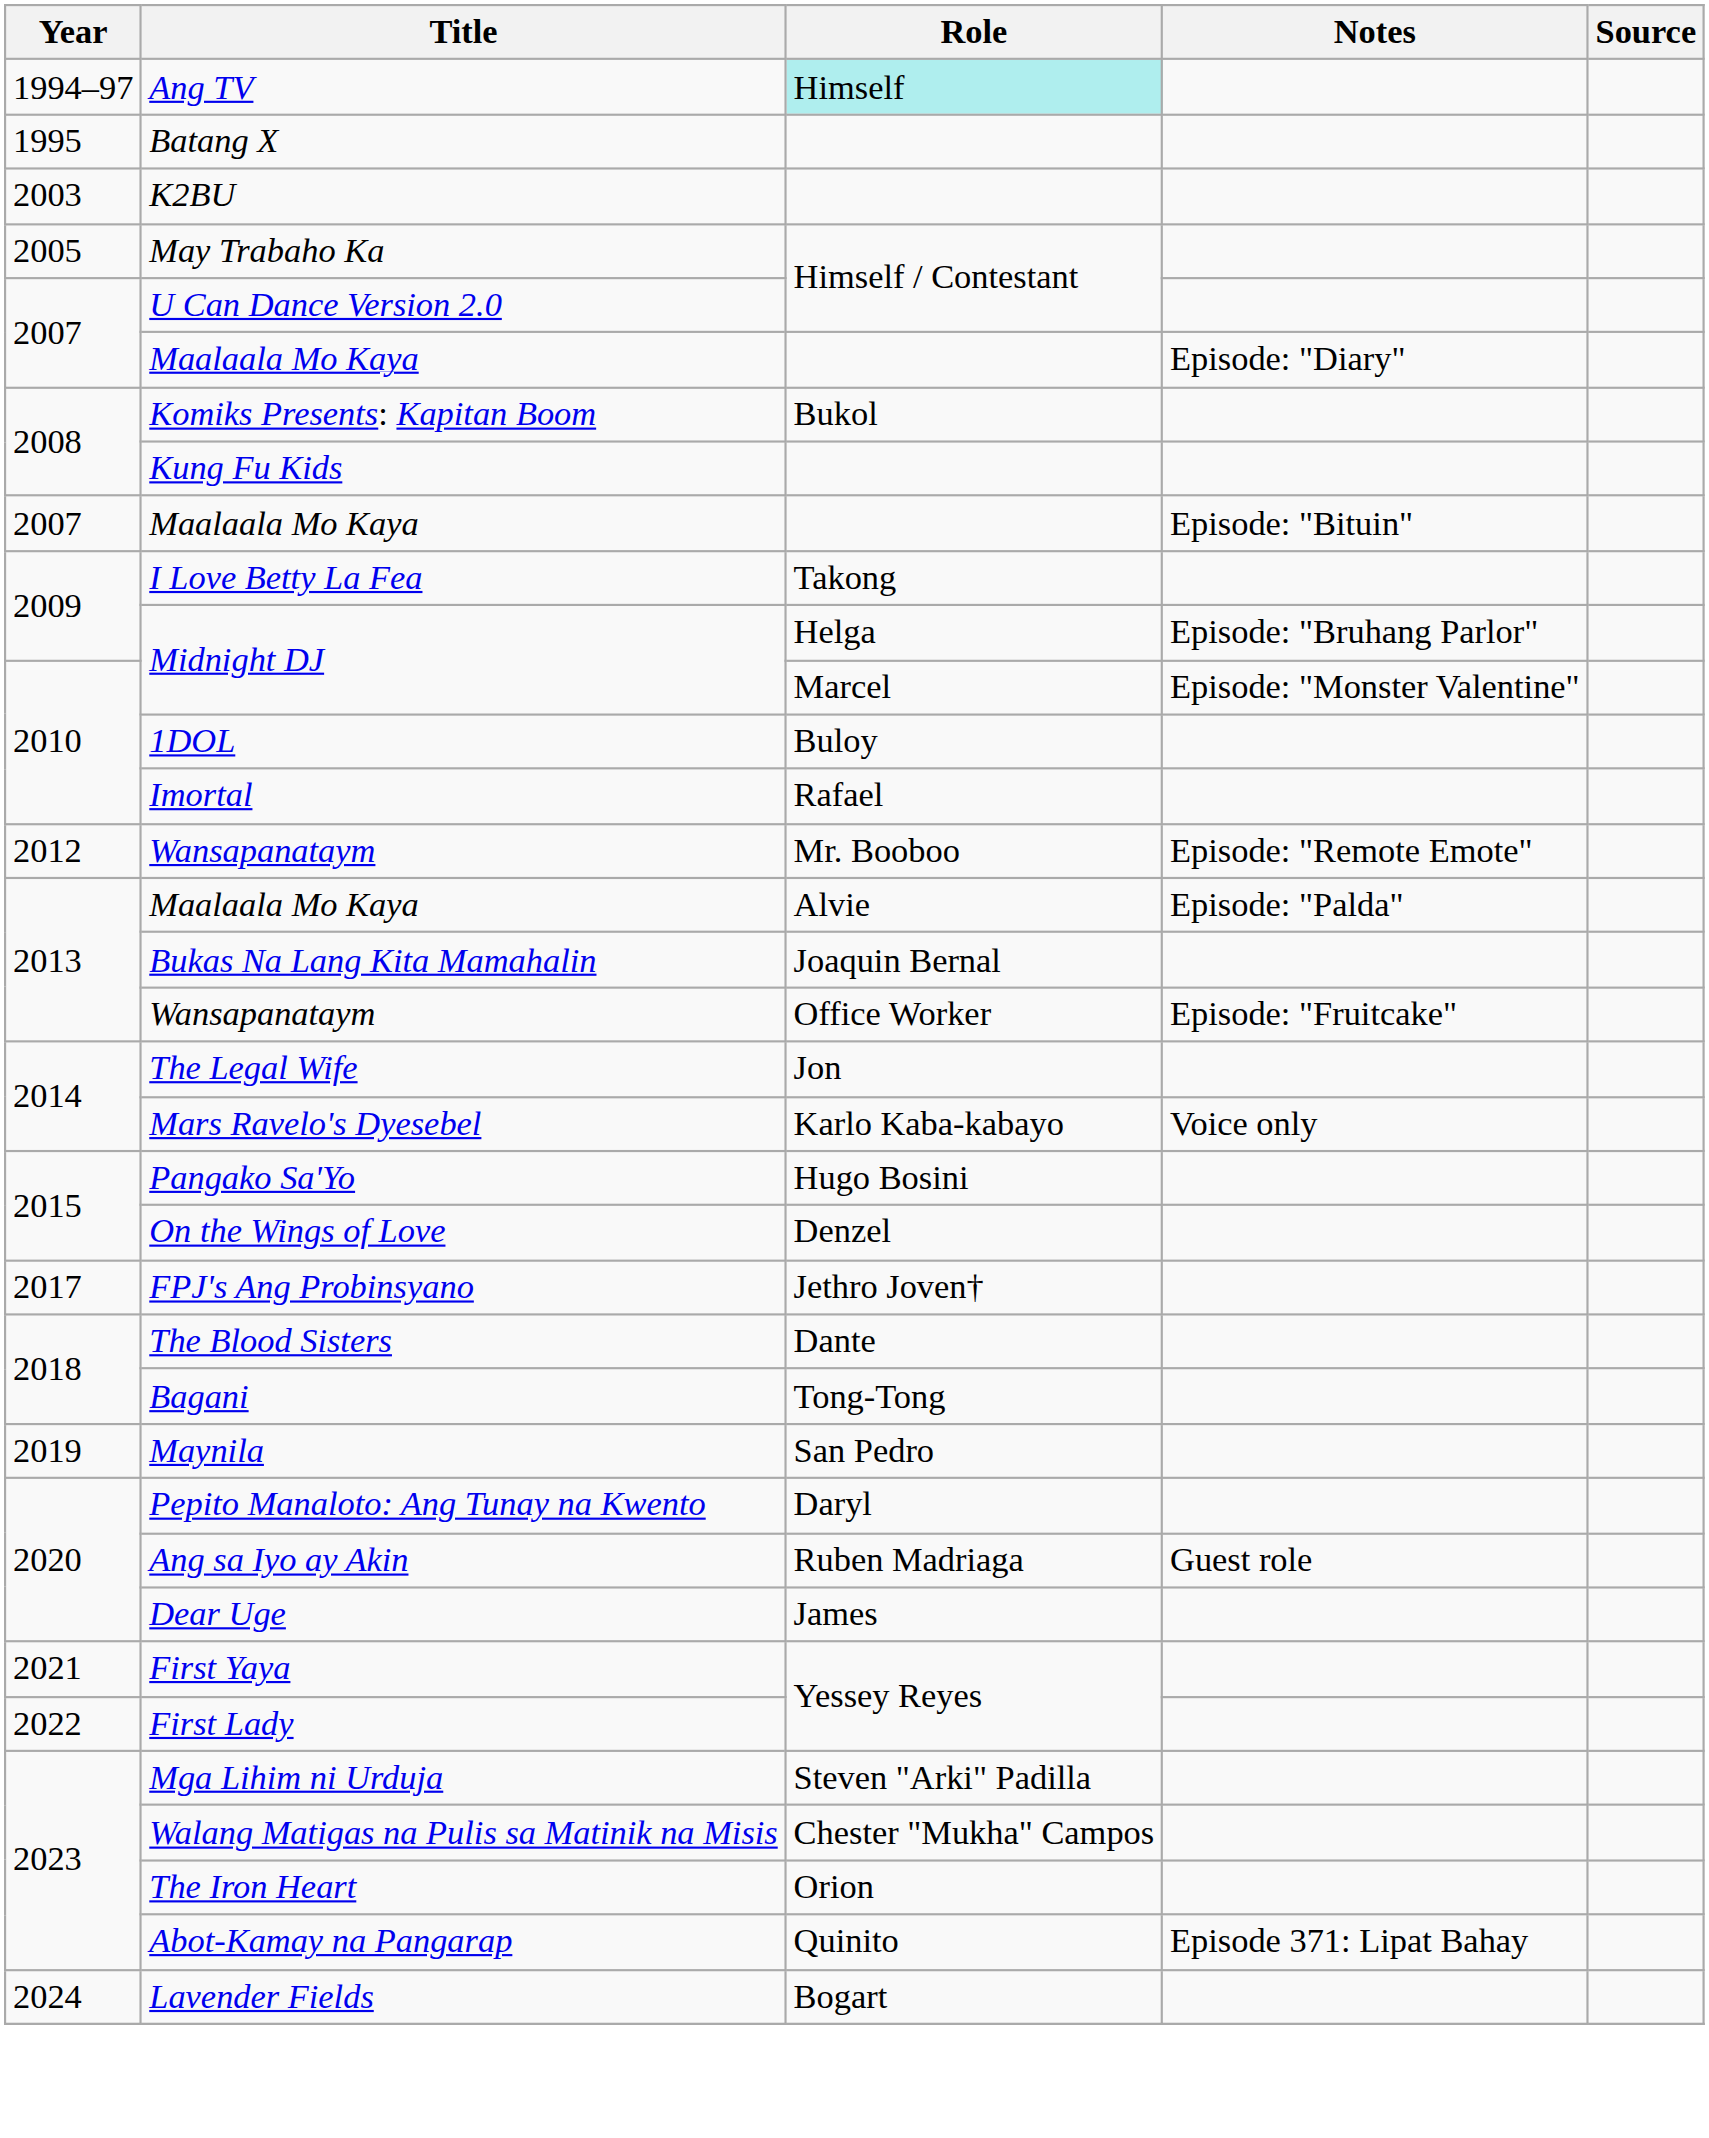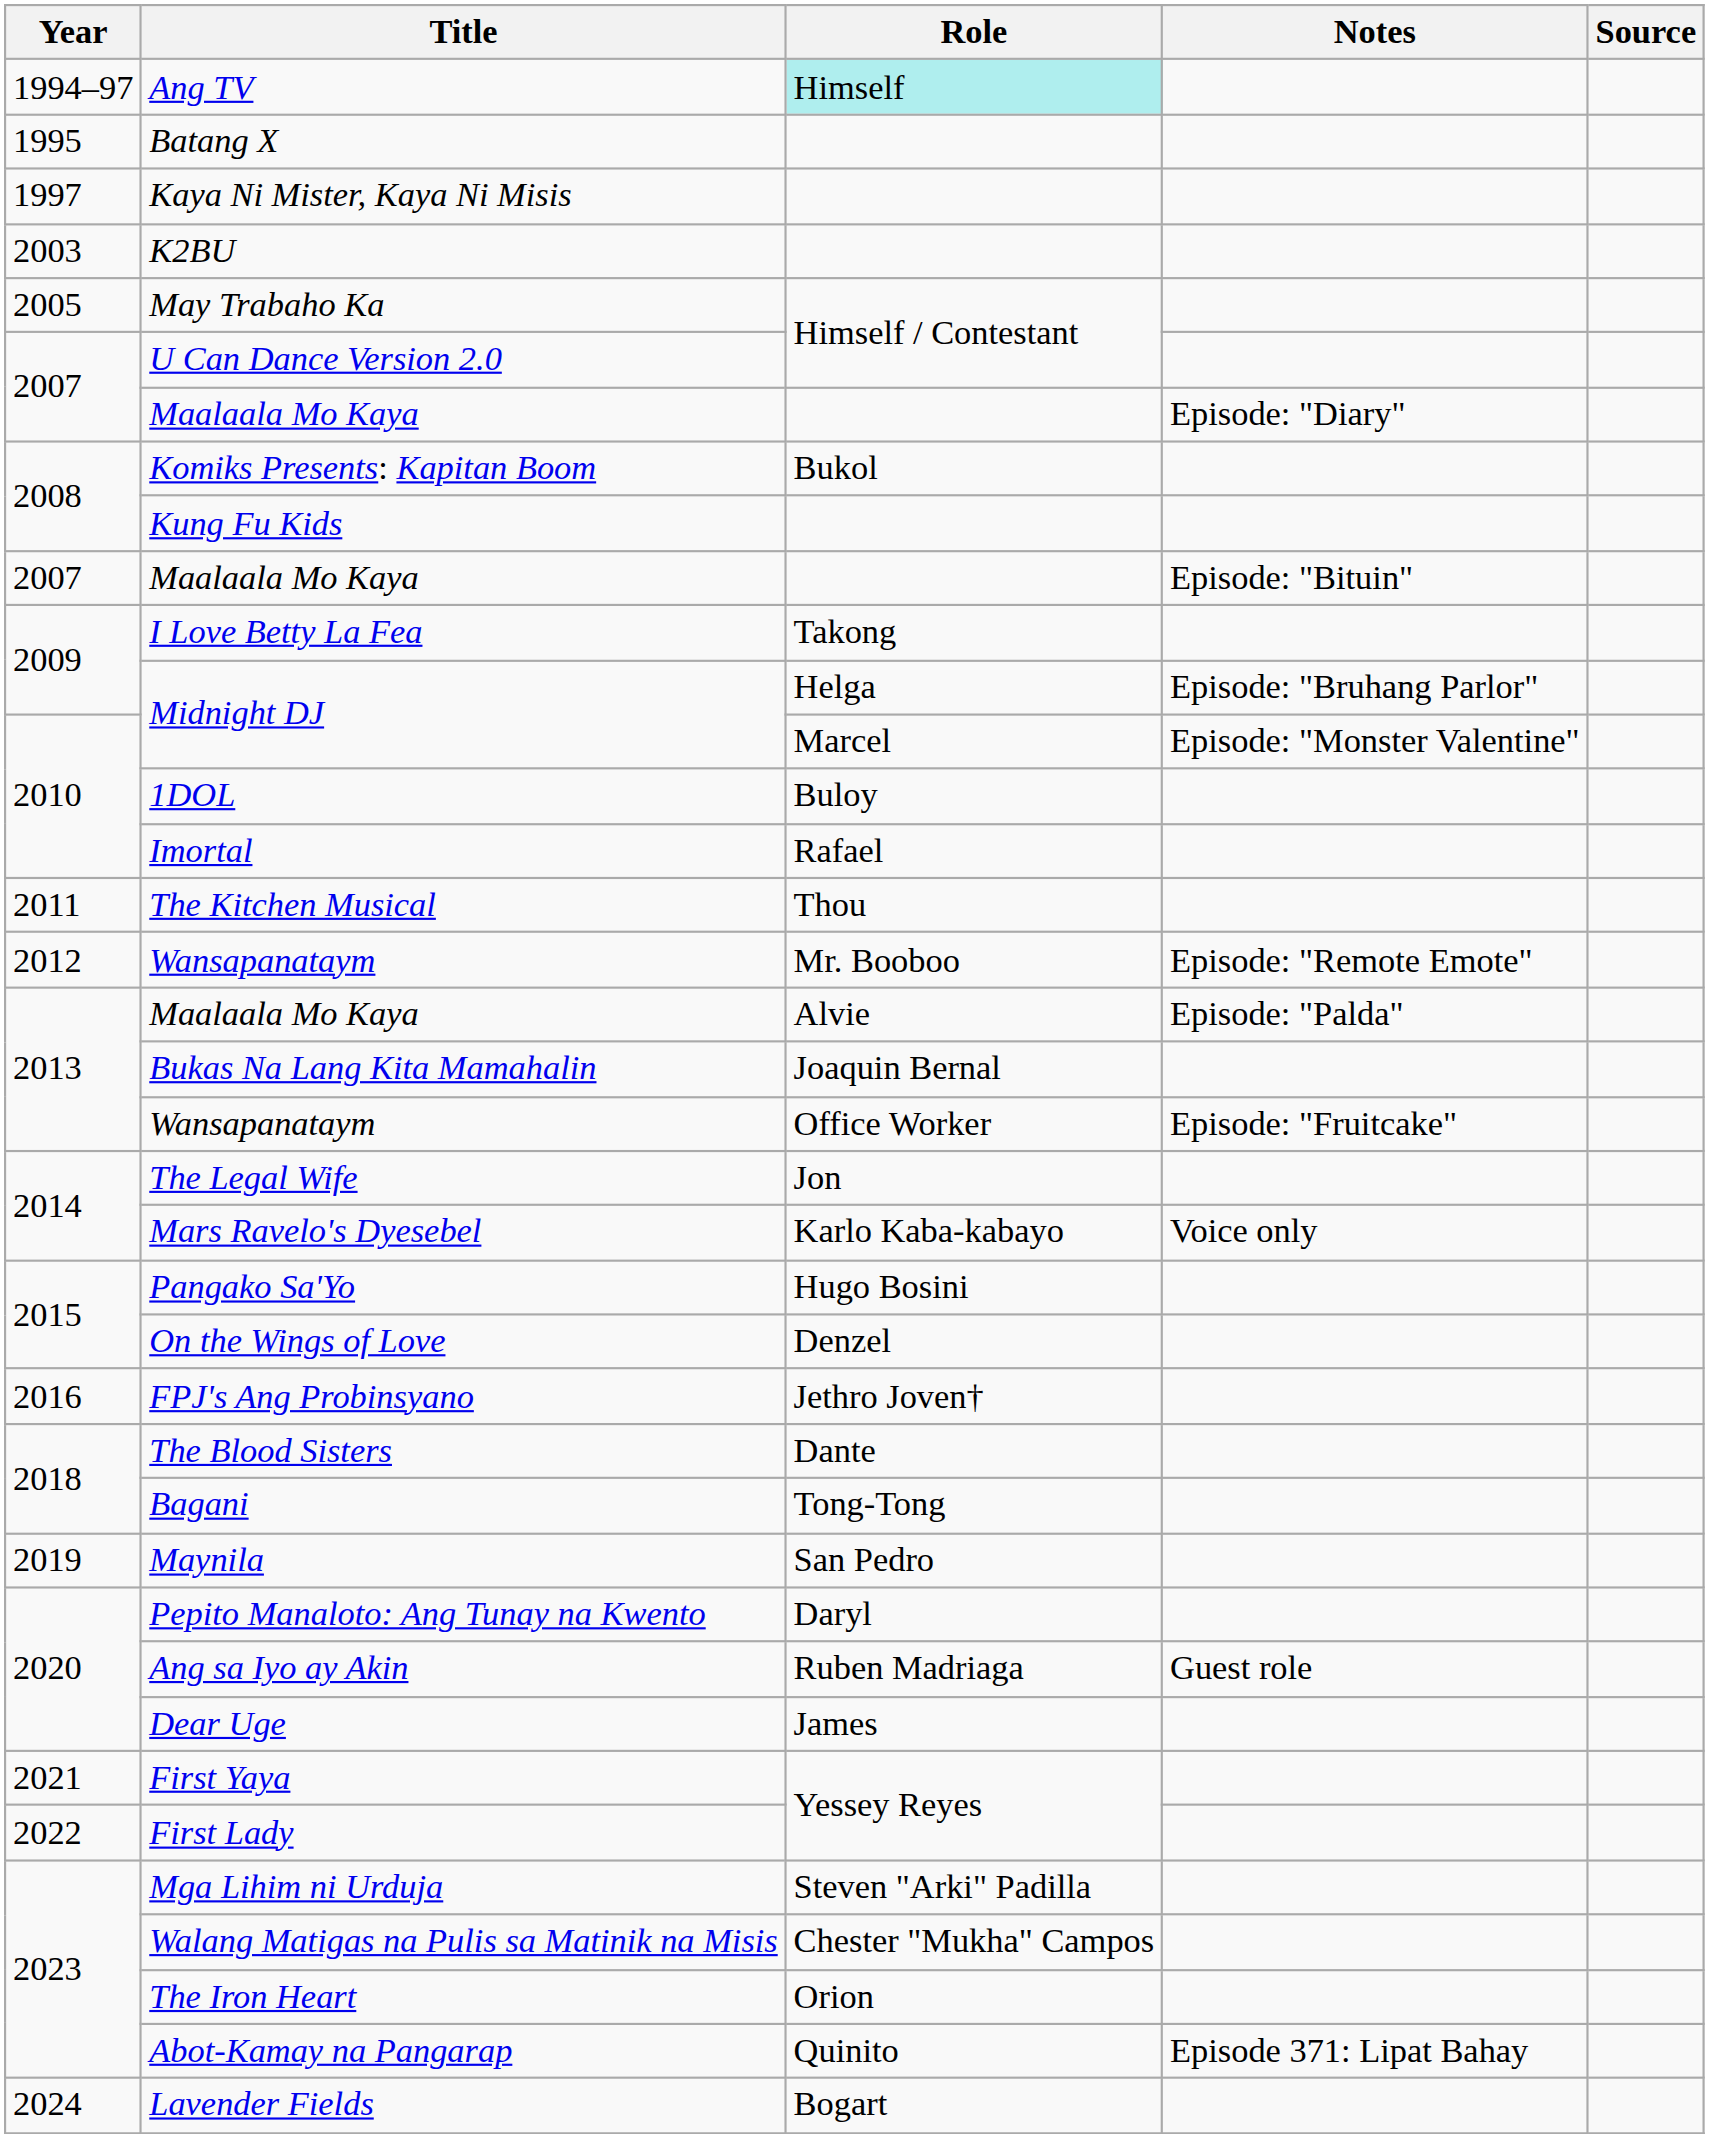+ row: (360, 195)
+ row: (293, 904)
(47, 1286) 2017 -> (47, 1395) 2016
